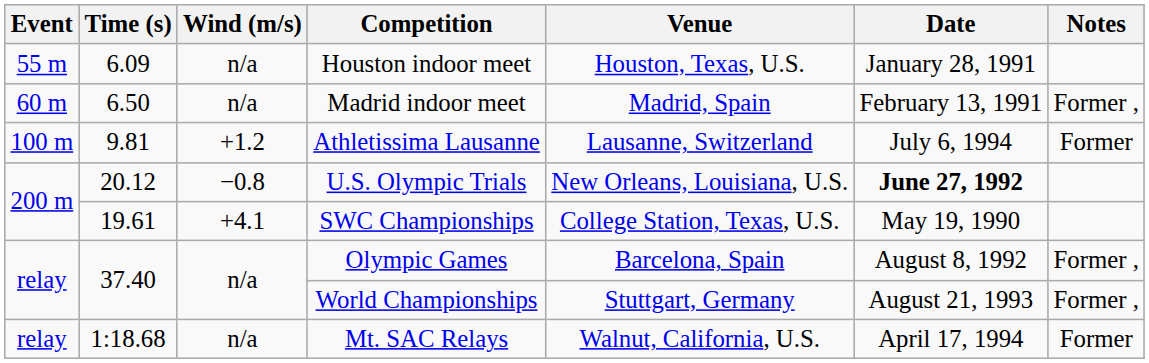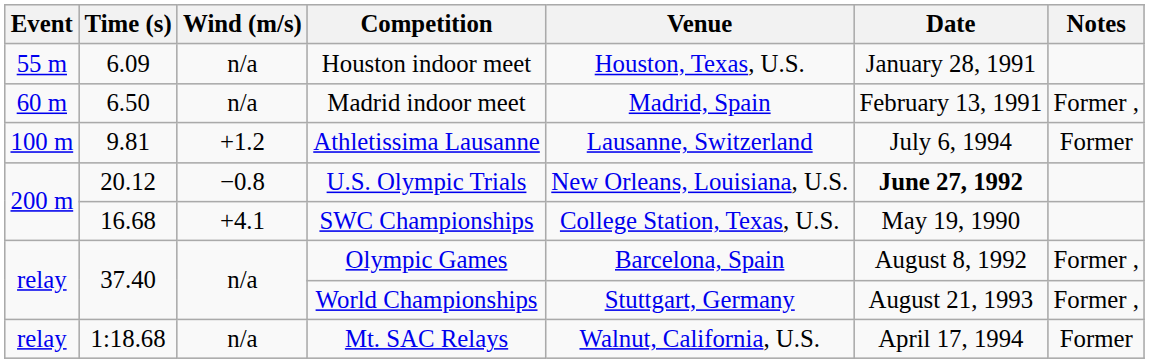(128, 220) 19.61 -> (128, 220) 16.68
